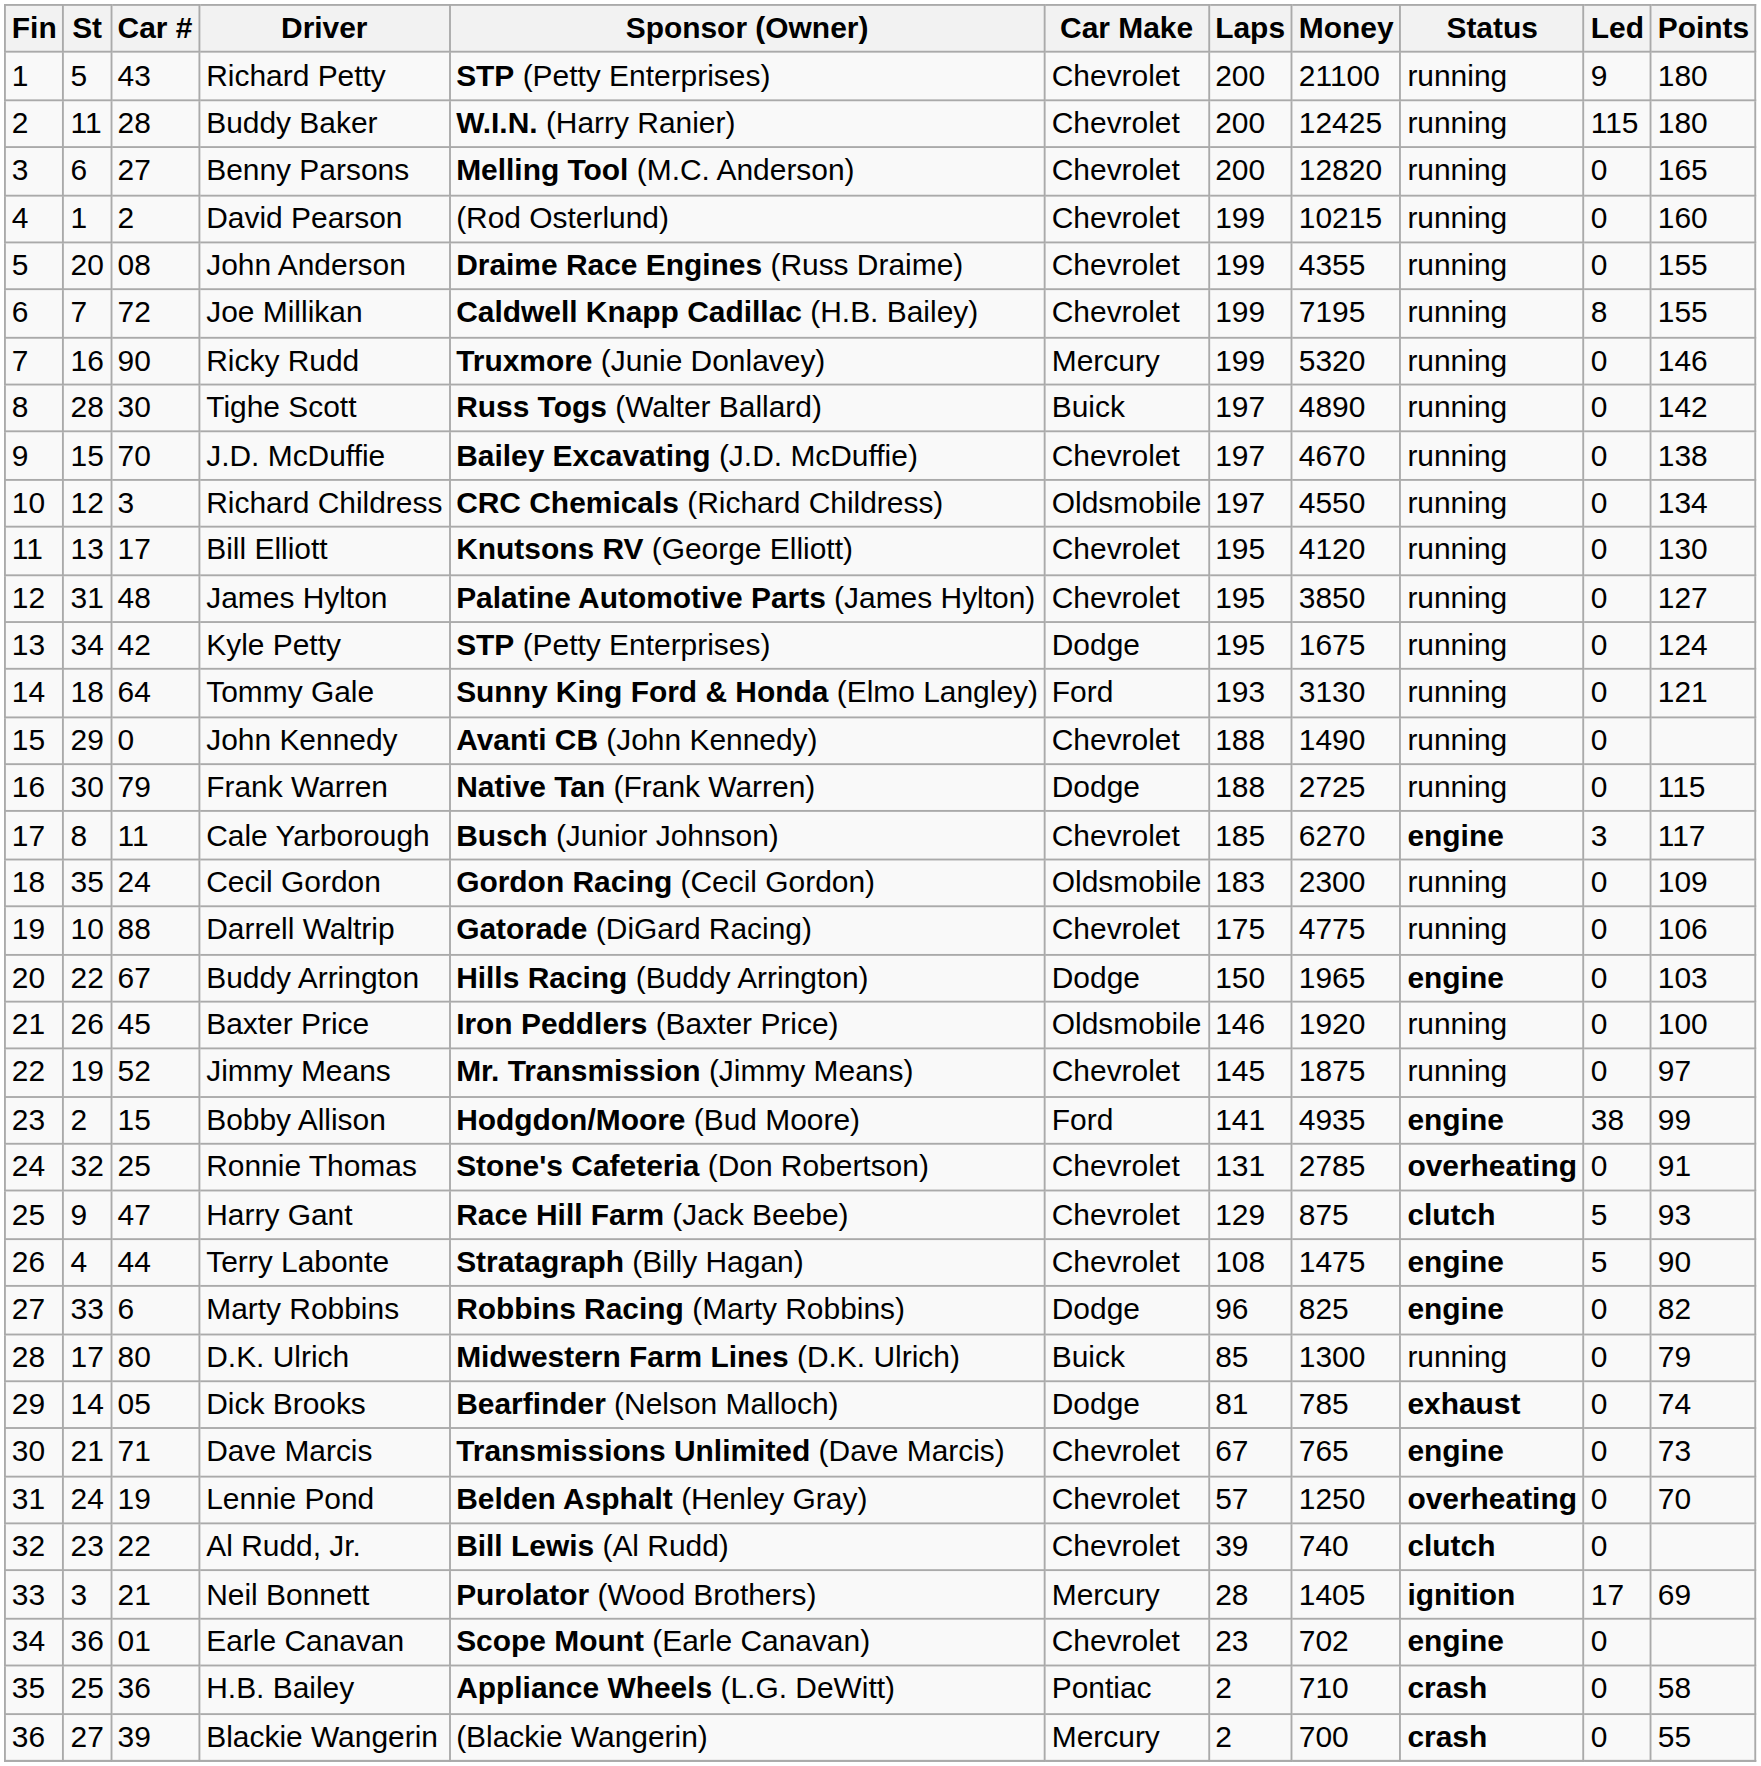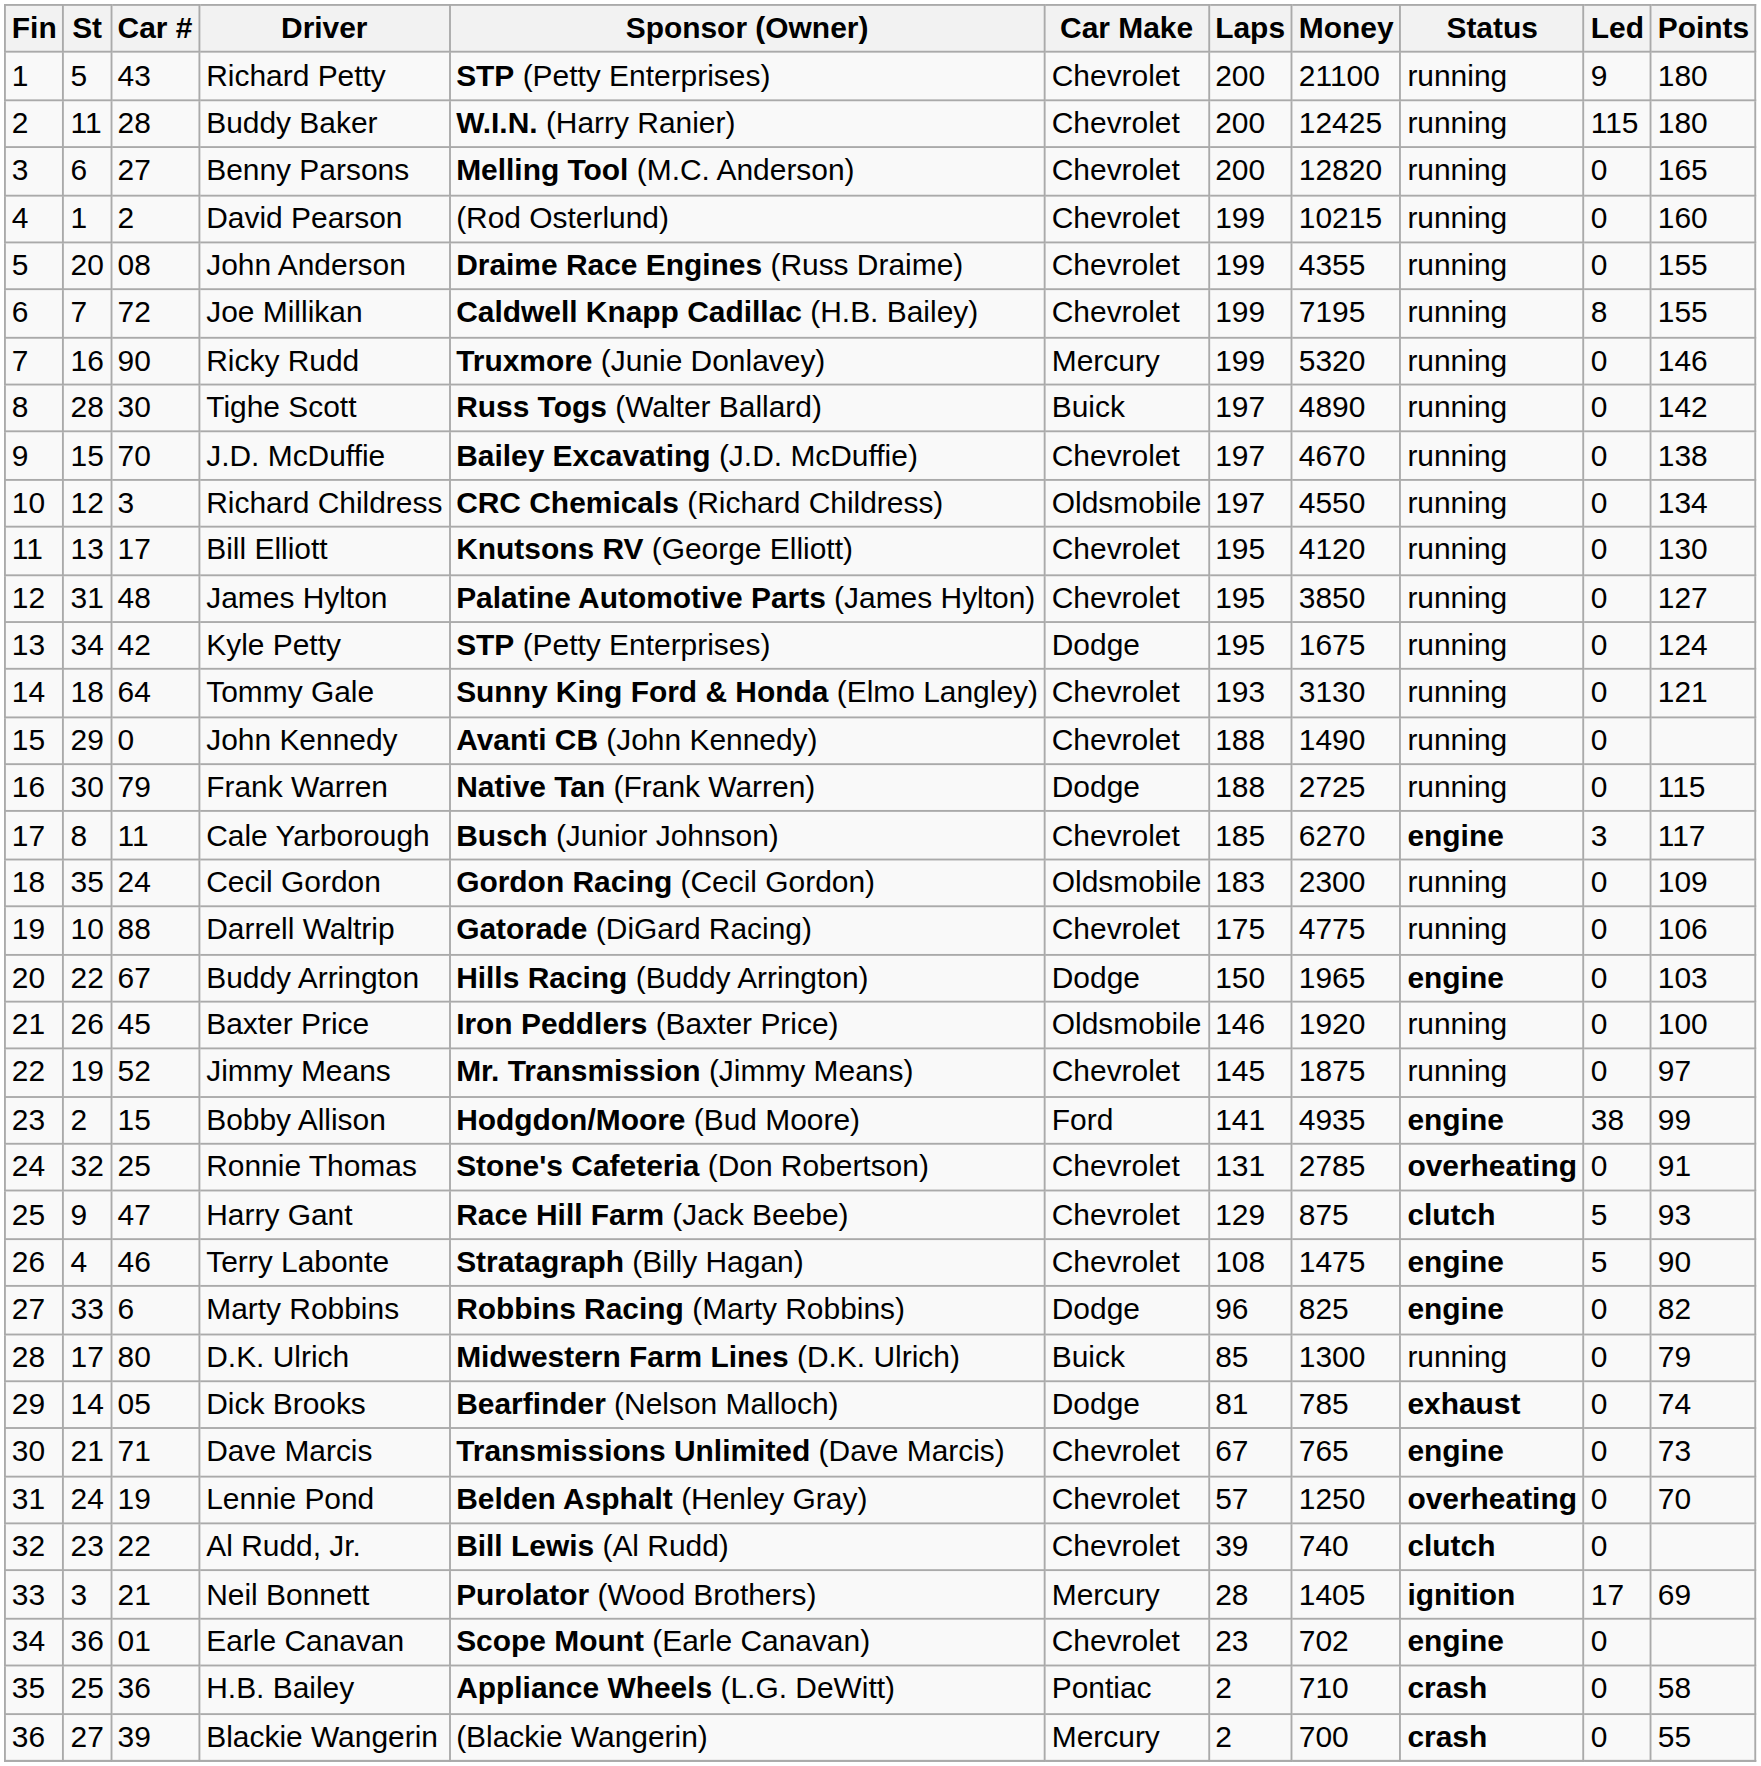(1083, 692) Ford -> (1116, 692) Chevrolet
(134, 1261) 44 -> (134, 1261) 46
